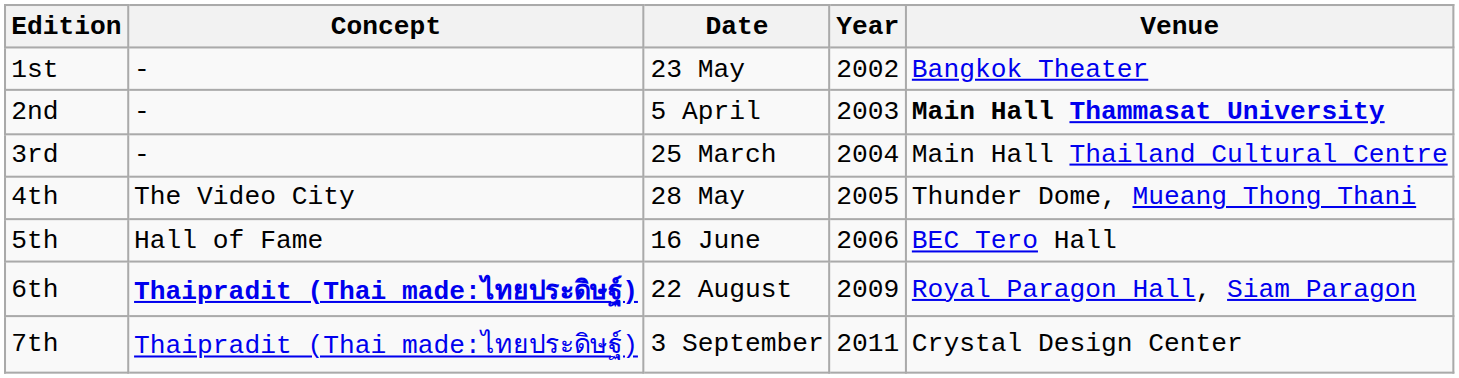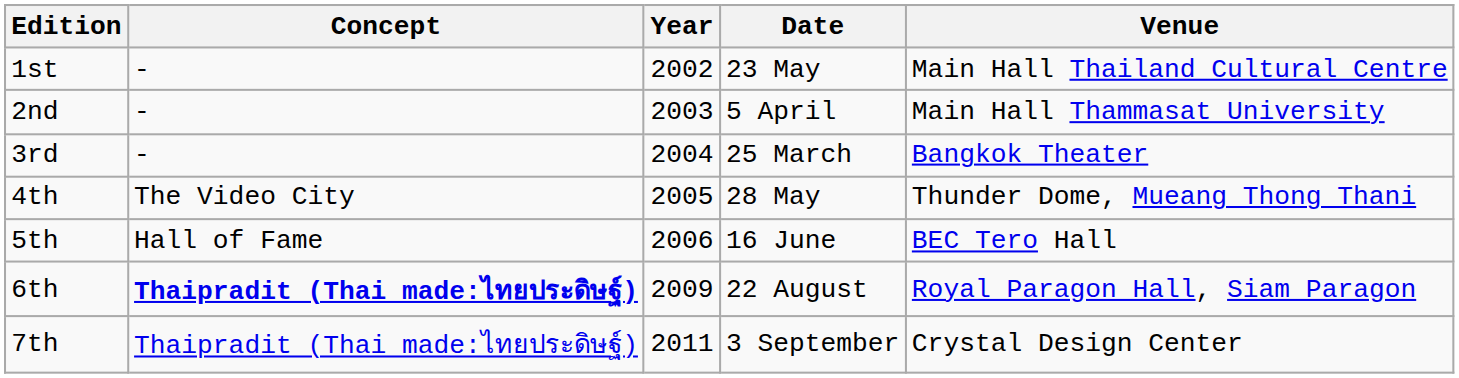columns swapped: (868, 26) <-> (737, 26)
(1030, 69) Bangkok Theater -> (1180, 69) Main Hall Thailand Cultural Centre
(1148, 112) bold -> (1148, 112) normal
(1180, 155) Main Hall Thailand Cultural Centre -> (1030, 155) Bangkok Theater
